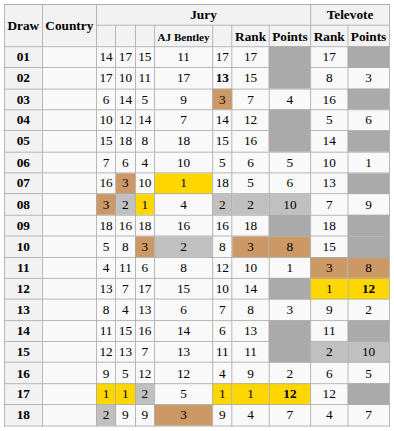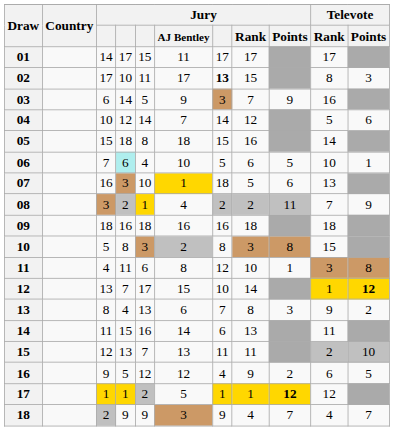(290, 99) 4 -> (290, 99) 9
(125, 162) no background -> (125, 162) paleturquoise background
(290, 204) 10 -> (290, 204) 11
